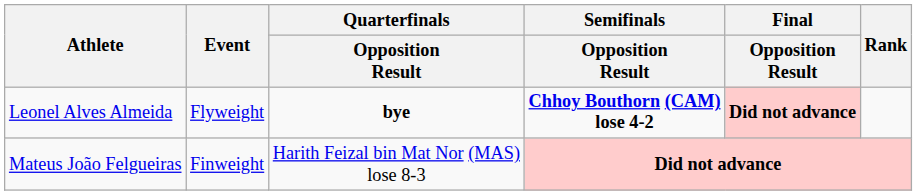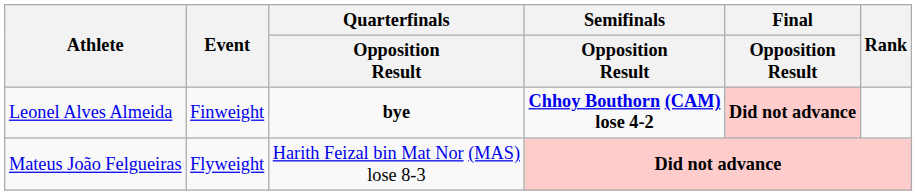(227, 112) Flyweight -> (227, 112) Finweight
(227, 164) Finweight -> (227, 164) Flyweight
